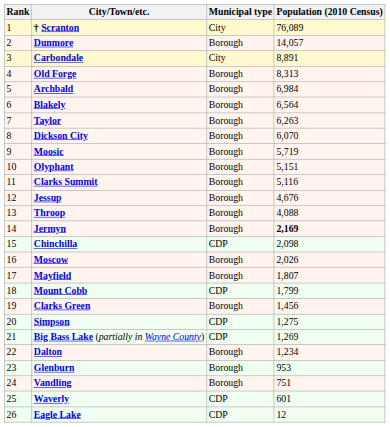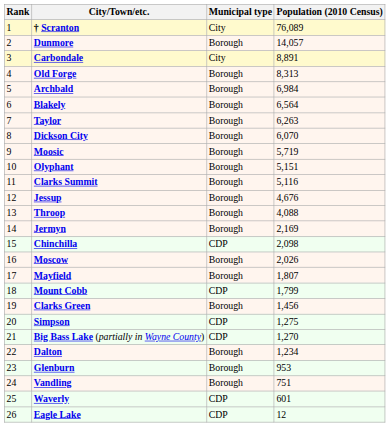(287, 228) bold -> (287, 228) normal
(287, 337) 1,269 -> (287, 337) 1,270
